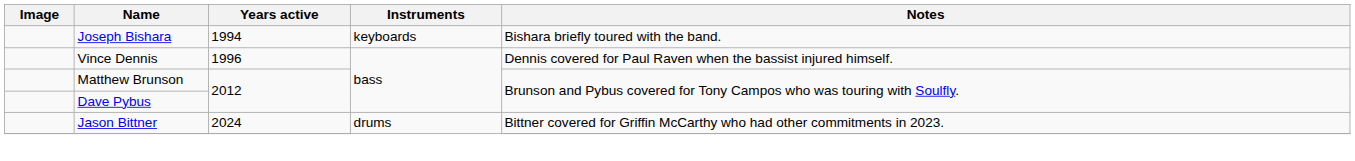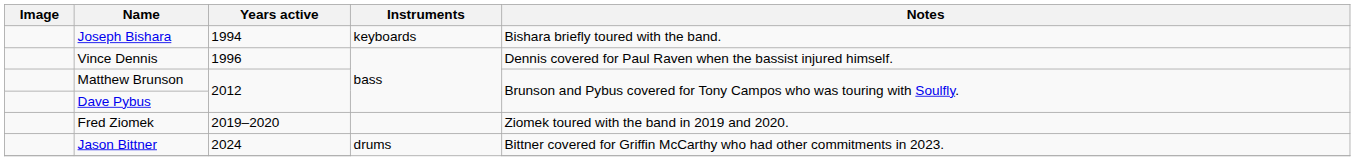+ row: (116, 123)
